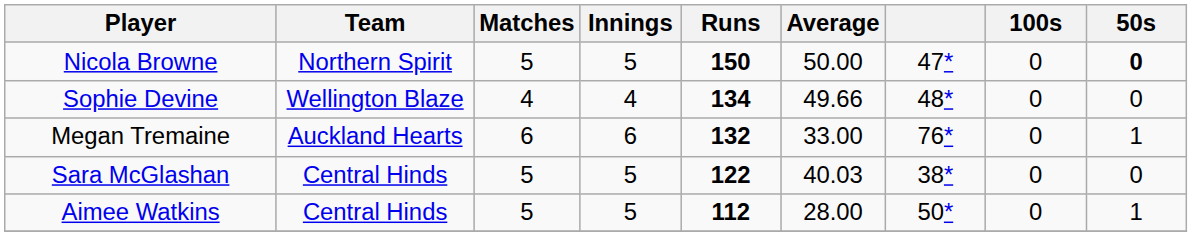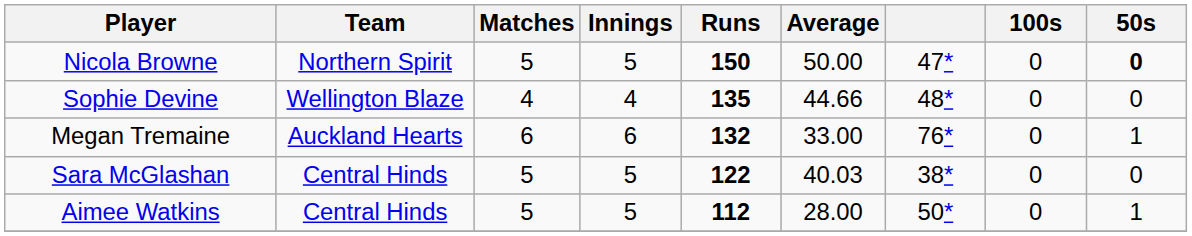(731, 99) 134 -> (731, 99) 135
(833, 99) 49.66 -> (833, 99) 44.66
